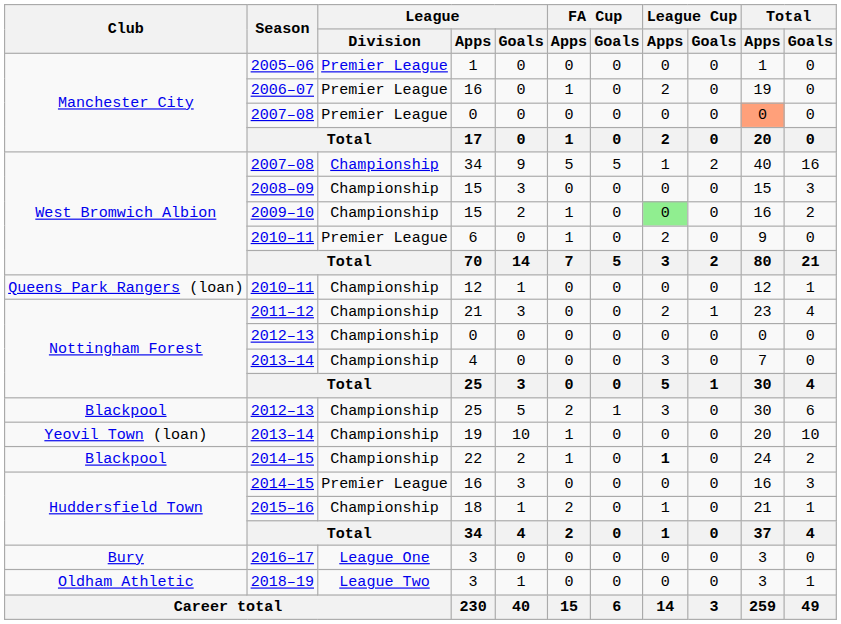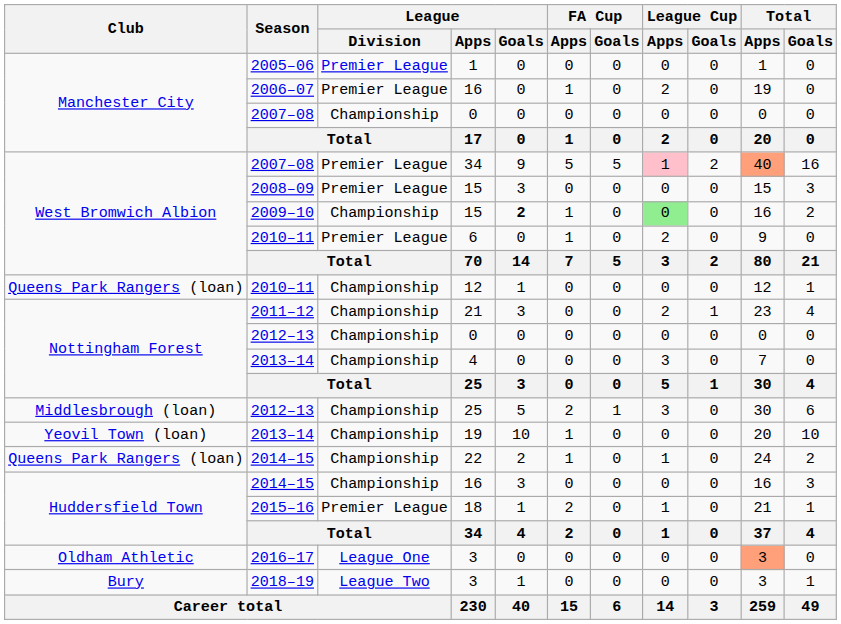(385, 115) Premier League -> (385, 115) Championship
(762, 115) lightsalmon background -> (762, 115) no background
(385, 164) Championship -> (385, 164) Premier League
(665, 164) no background -> (665, 164) pink background
(762, 164) no background -> (762, 164) lightsalmon background
(385, 189) Championship -> (385, 189) Premier League
(521, 213) normal -> (521, 213) bold
(126, 410) Blackpool -> (126, 410) Middlesbrough (loan)
(126, 459) Blackpool -> (126, 459) Queens Park Rangers (loan)
(665, 459) bold -> (665, 459) normal
(385, 484) Premier League -> (385, 484) Championship
(385, 508) Championship -> (385, 508) Premier League
(126, 558) Bury -> (126, 558) Oldham Athletic
(762, 558) no background -> (762, 558) lightsalmon background
(126, 582) Oldham Athletic -> (126, 582) Bury
